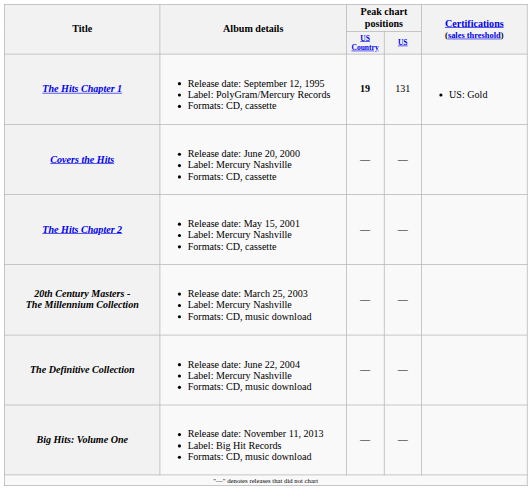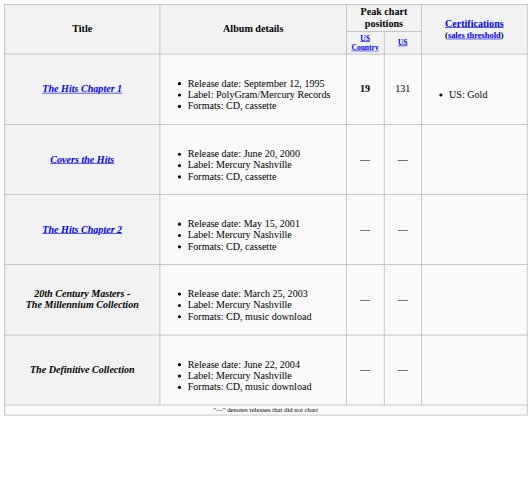- row: (82, 440)
